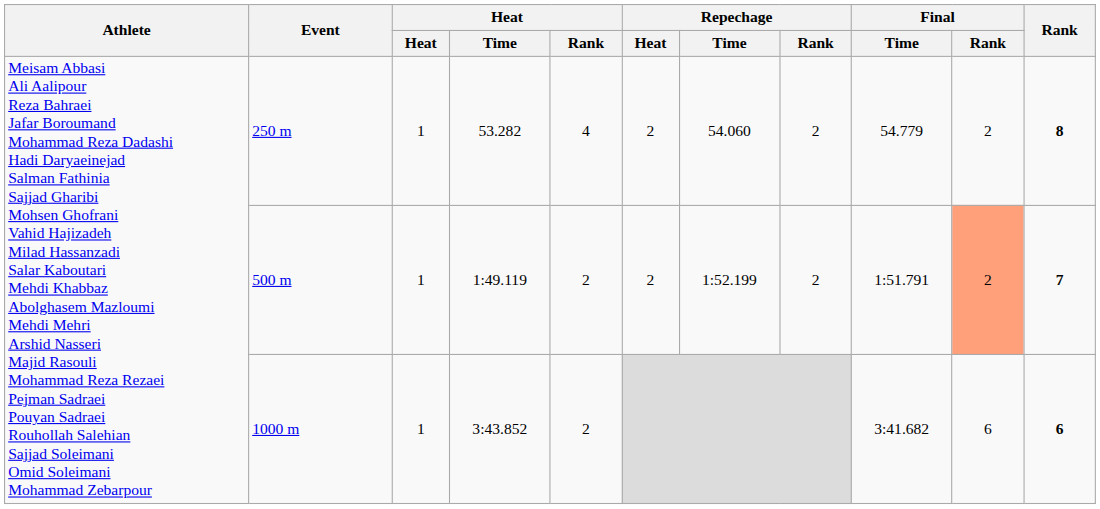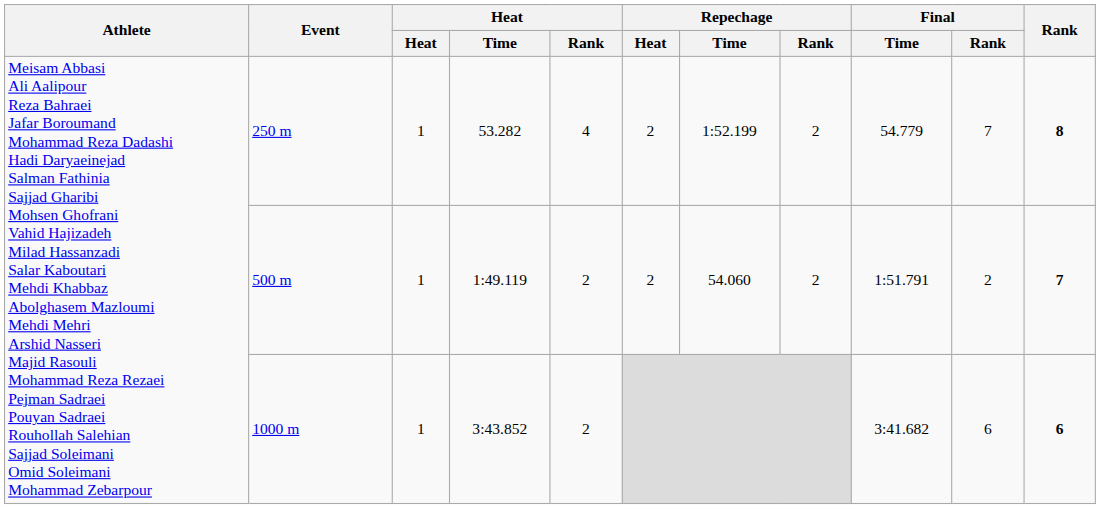(729, 130) 54.060 -> (729, 130) 1:52.199
(988, 130) 2 -> (988, 130) 7
(729, 280) 1:52.199 -> (729, 280) 54.060
(988, 280) lightsalmon background -> (988, 280) no background
